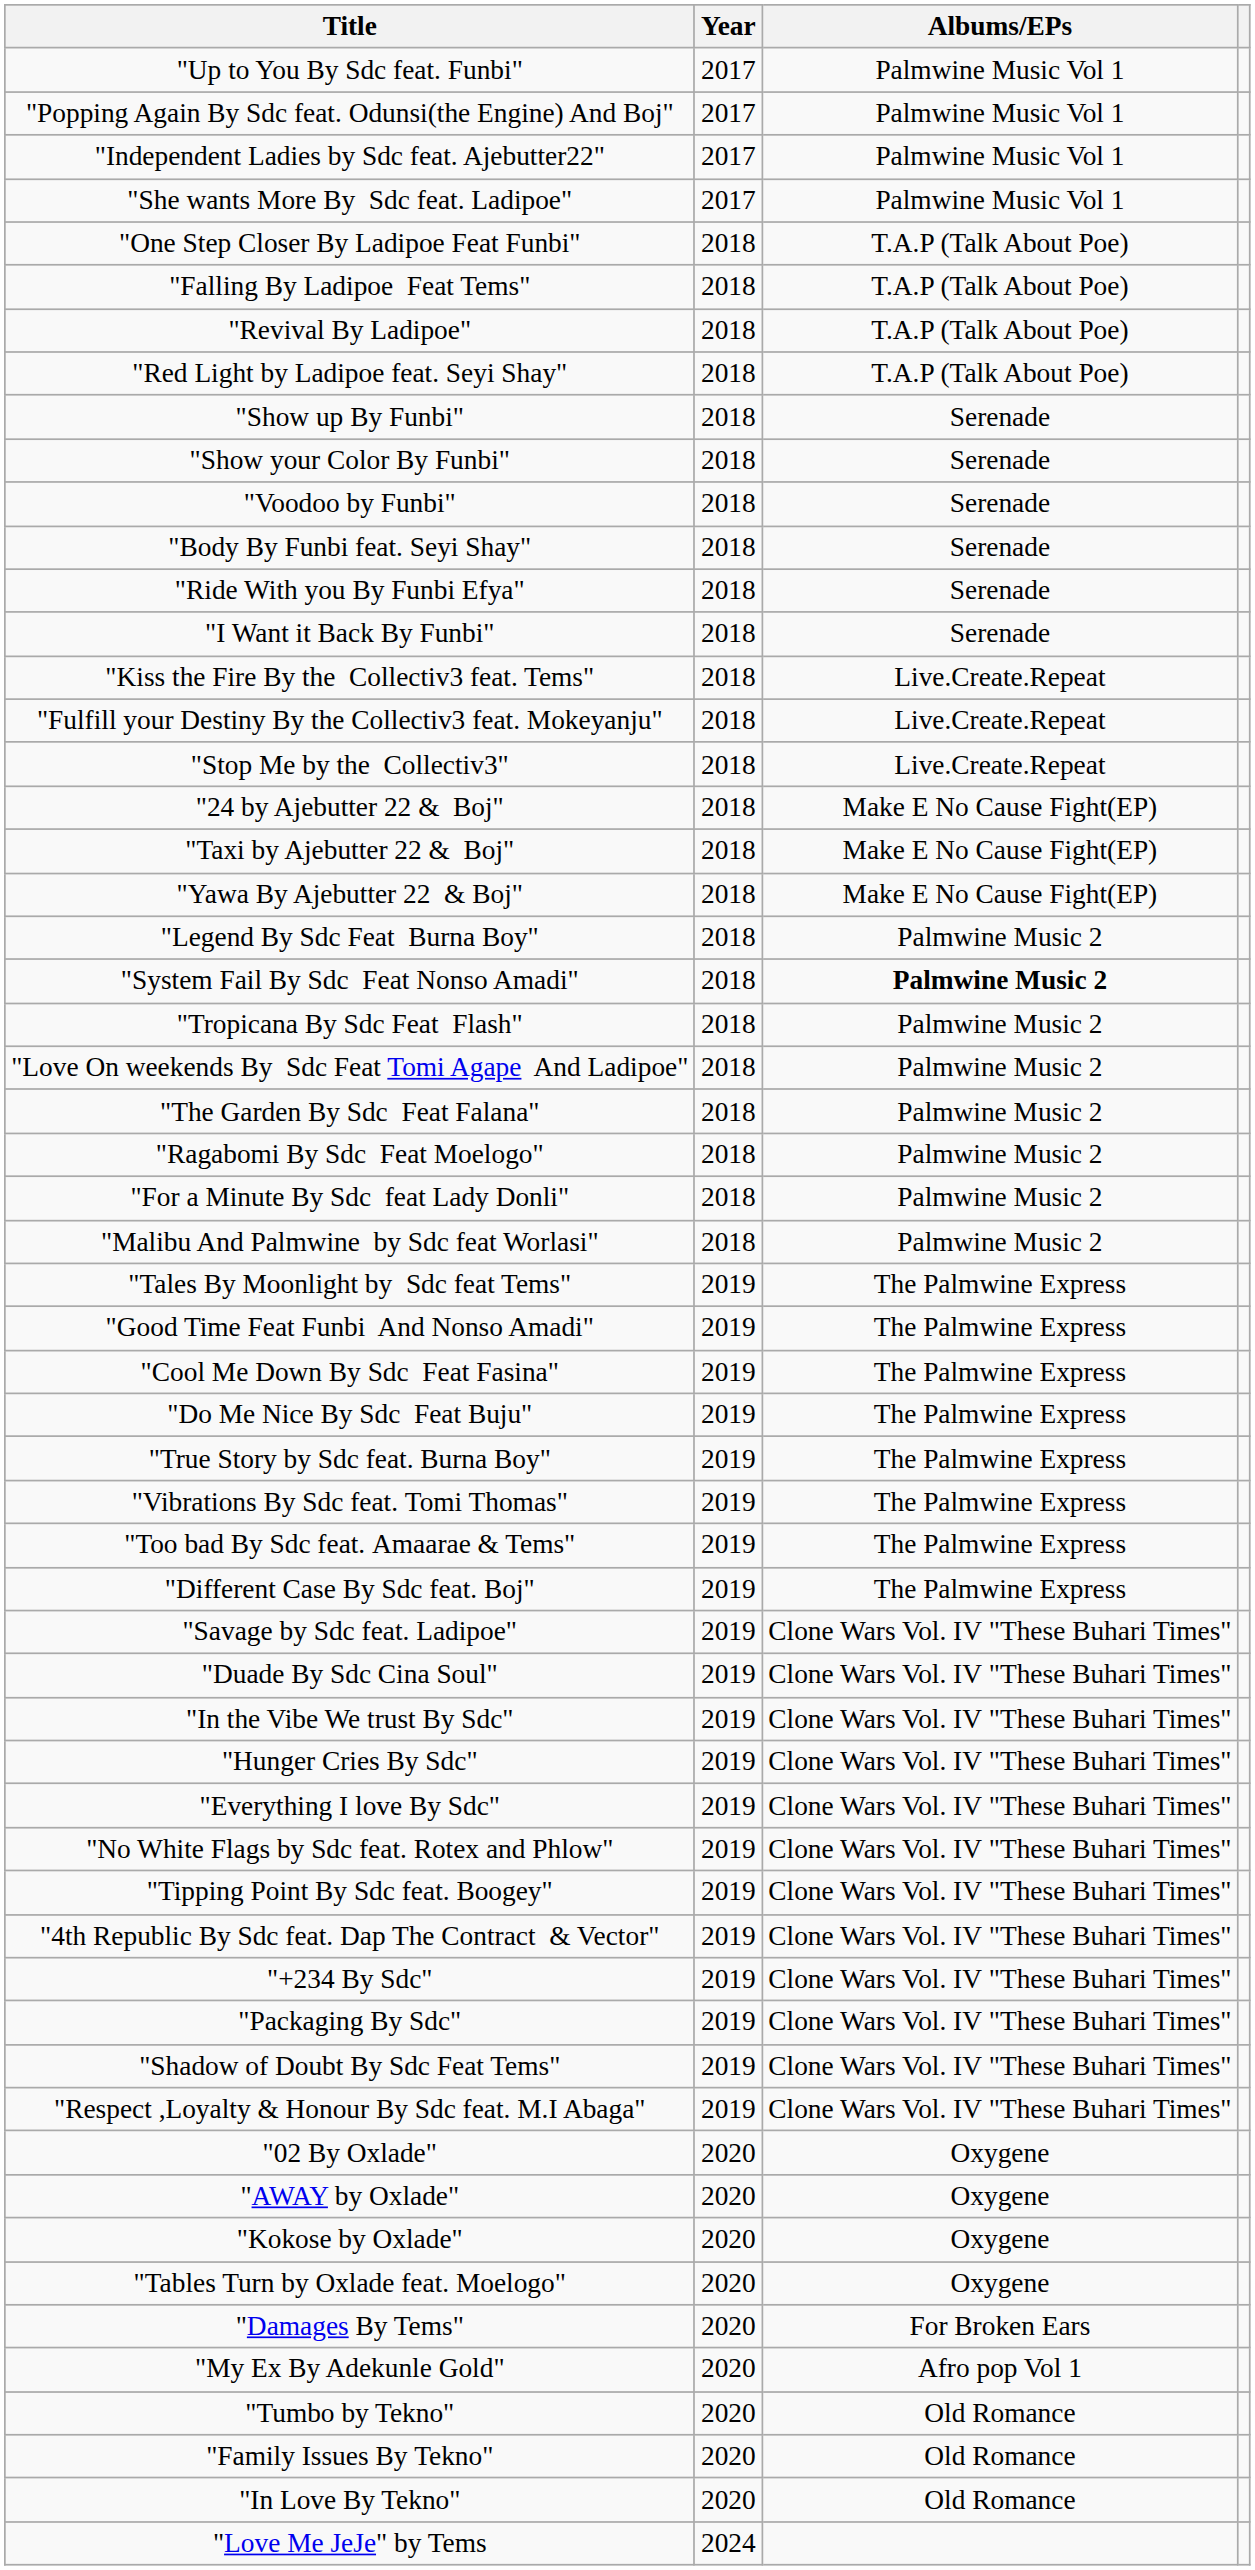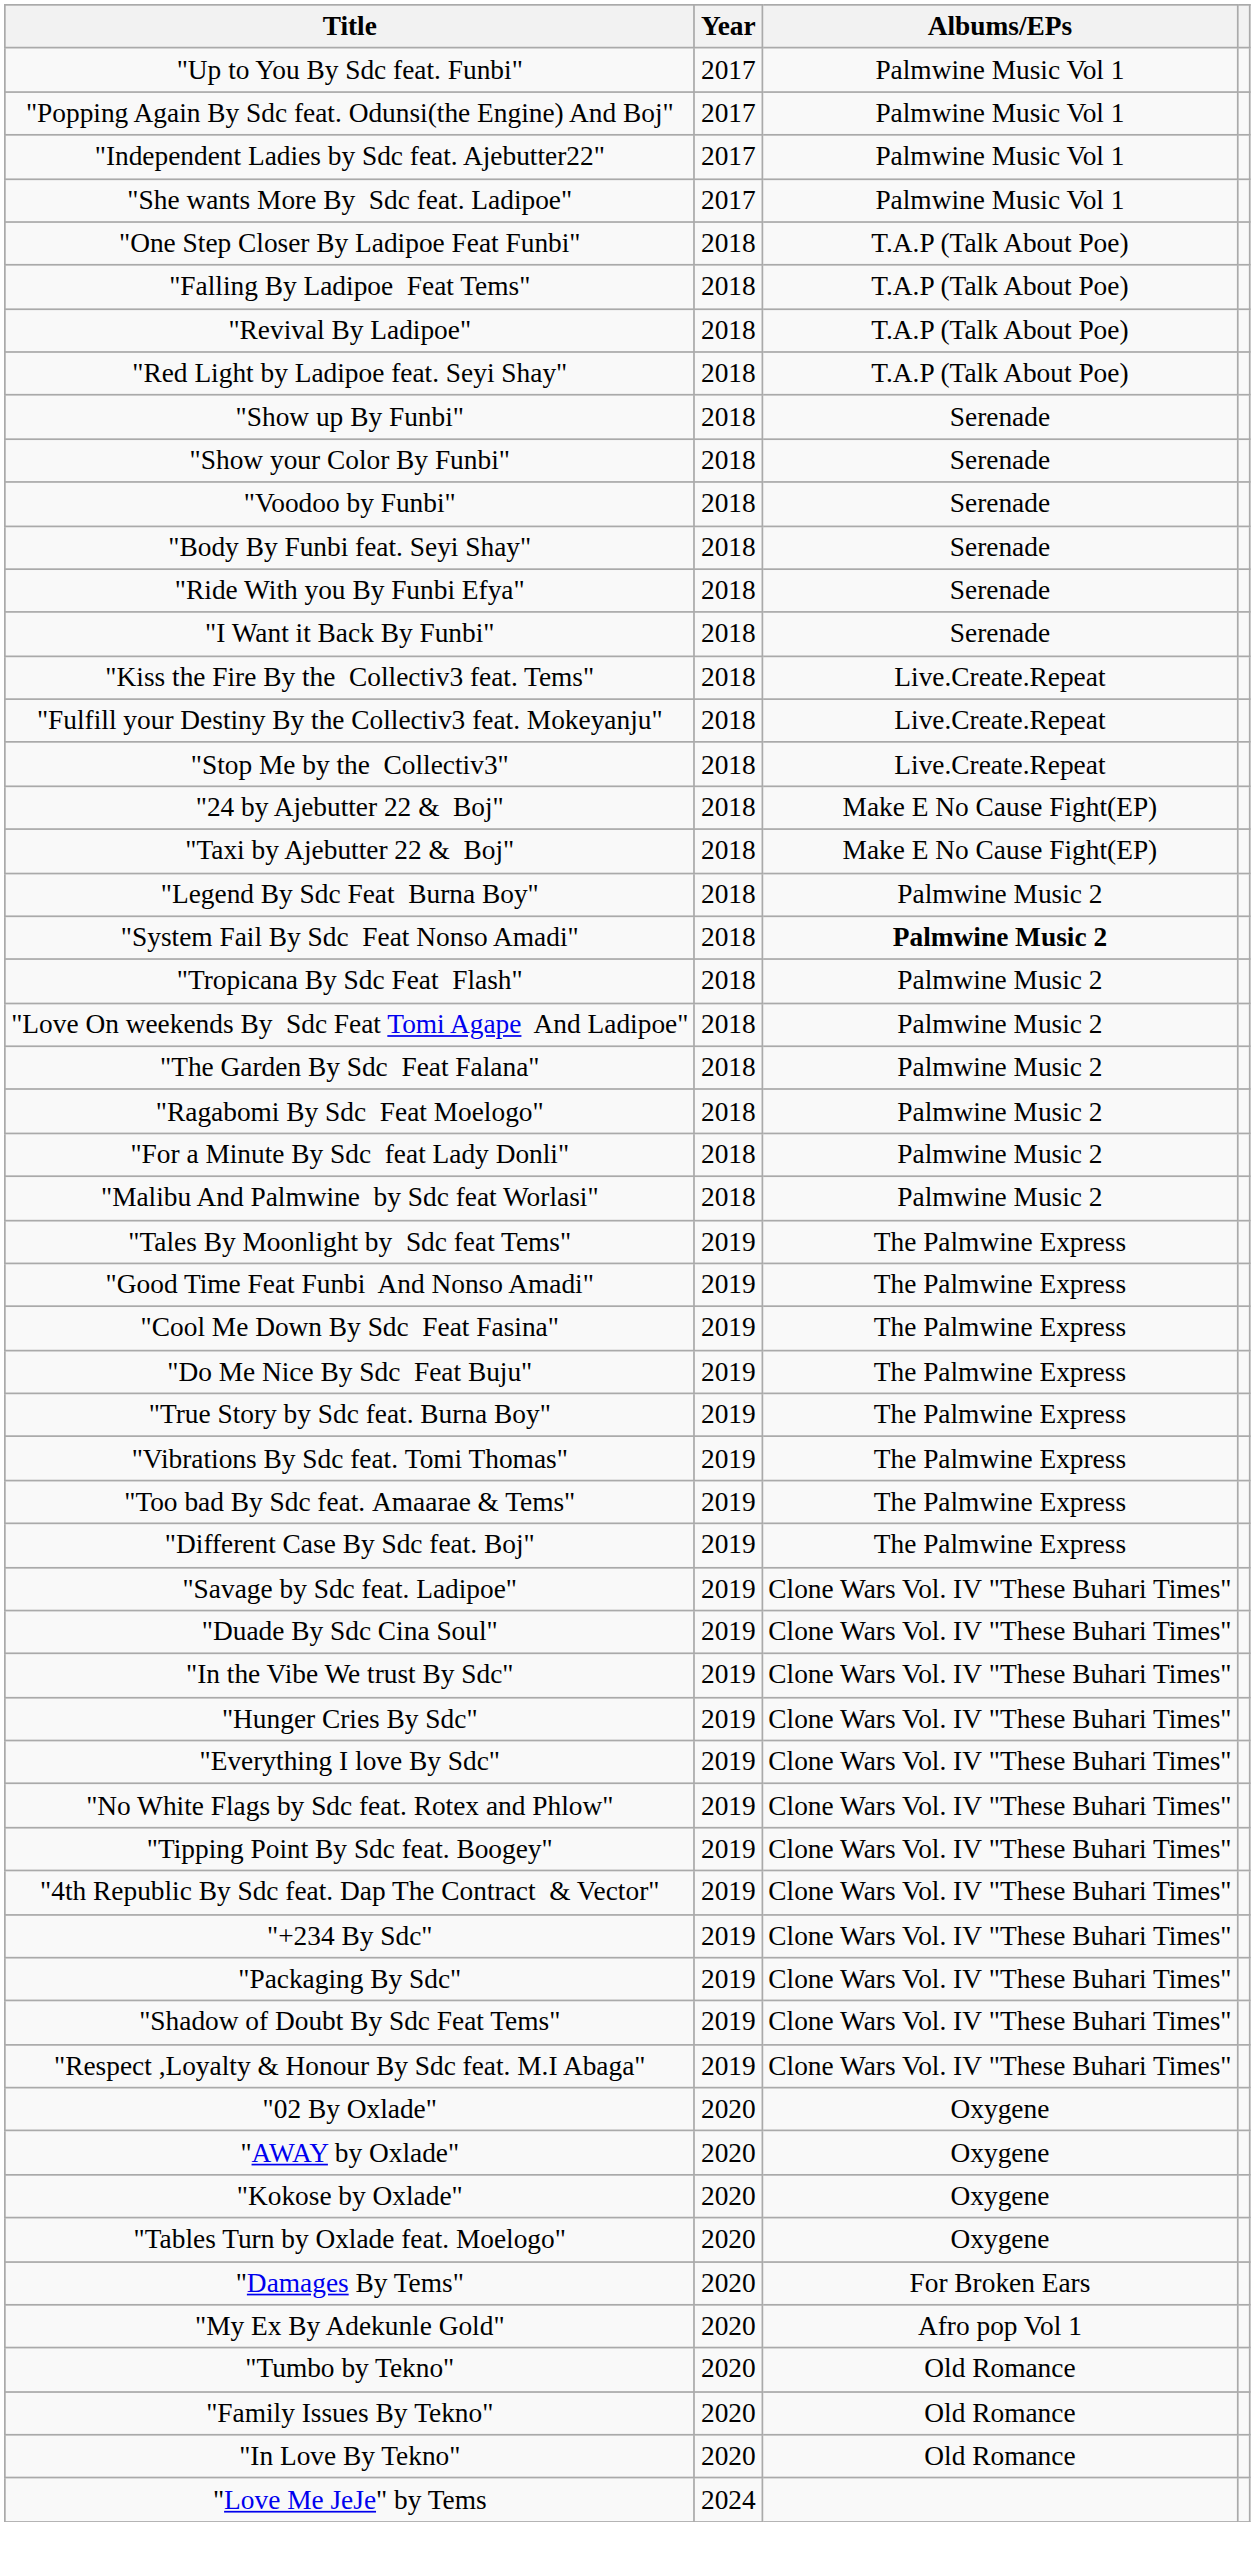- row: (350, 894)
